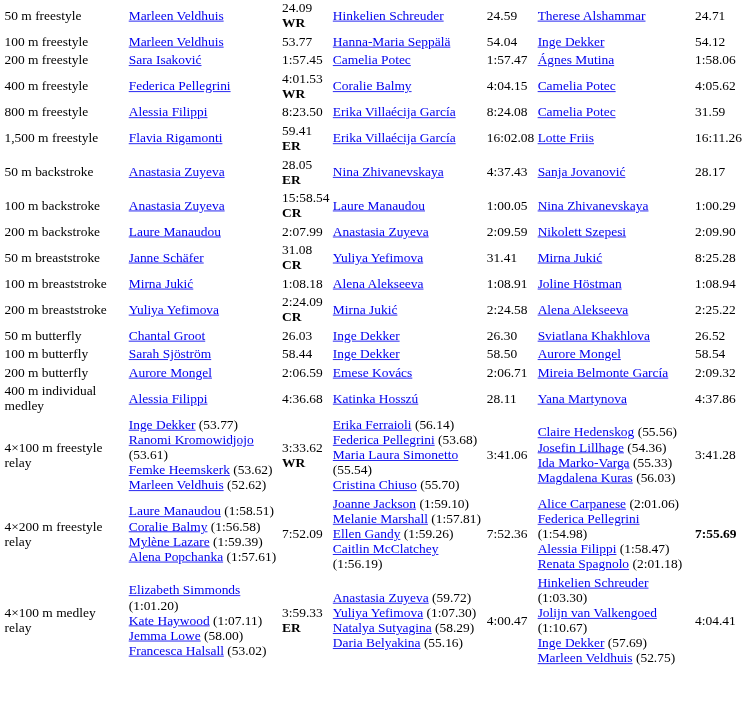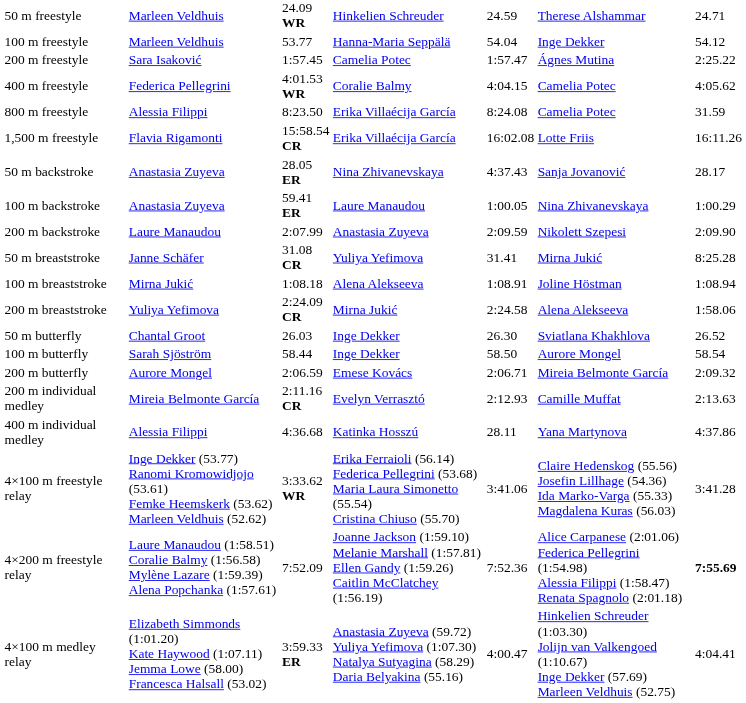(715, 60) 1:58.06 -> (715, 60) 2:25.22
(297, 138) 59.41 ER -> (306, 138) 15:58.54 CR
(306, 205) 15:58.54 CR -> (297, 205) 59.41 ER
(715, 309) 2:25.22 -> (715, 309) 1:58.06
+ row: (50, 398)
